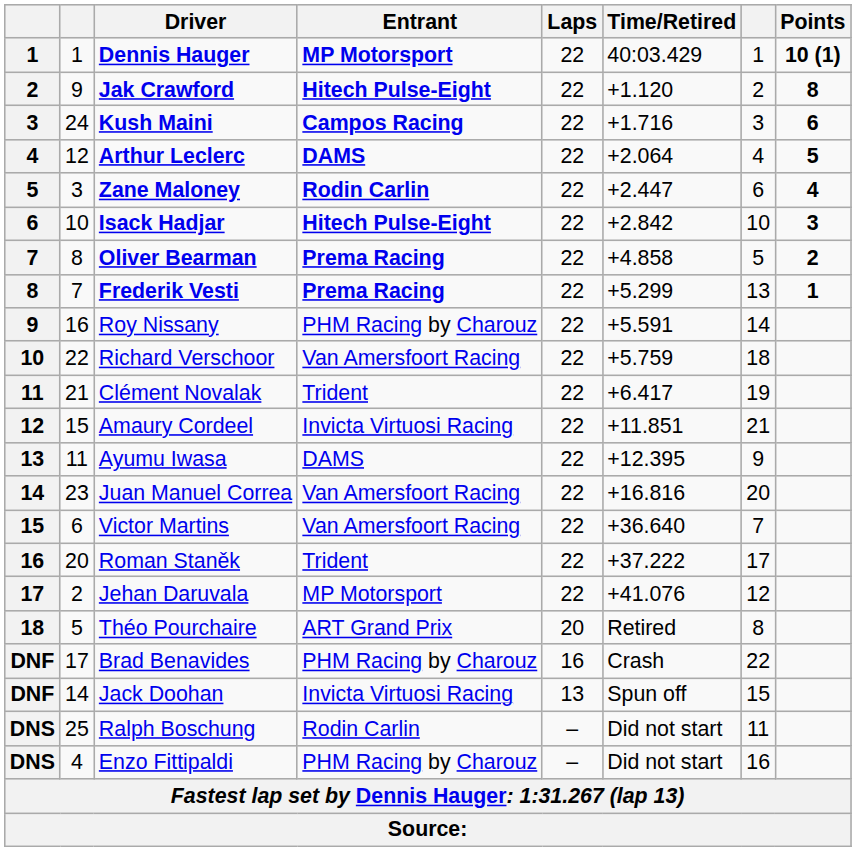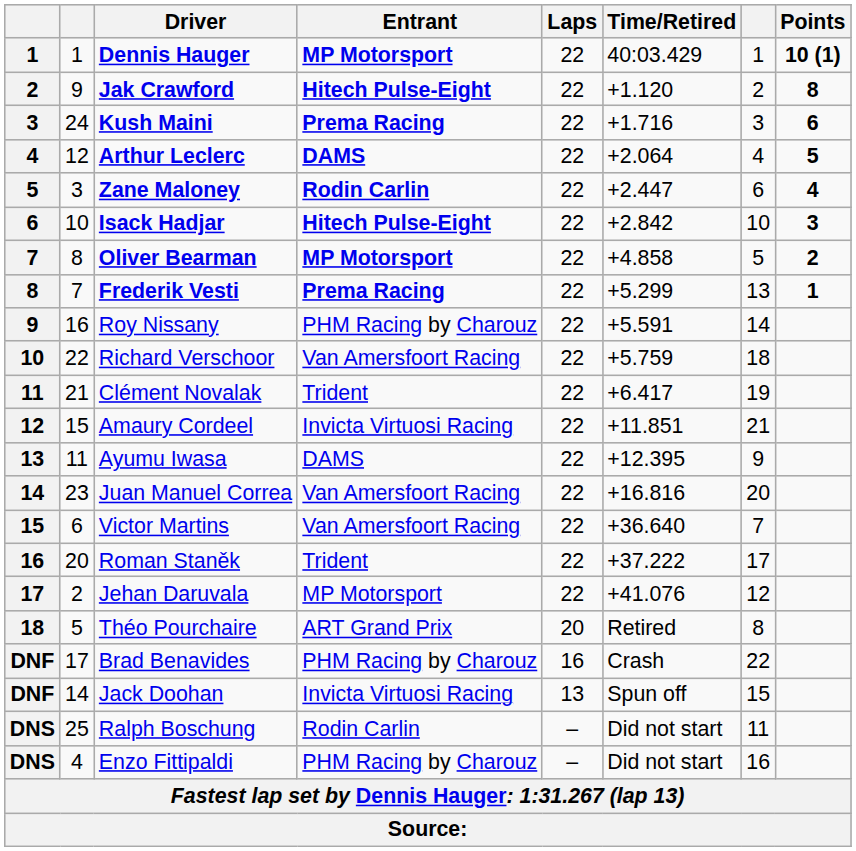(383, 122) Campos Racing -> (374, 122) Prema Racing
(374, 257) Prema Racing -> (377, 257) MP Motorsport
